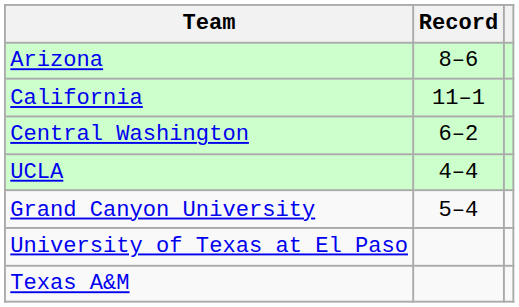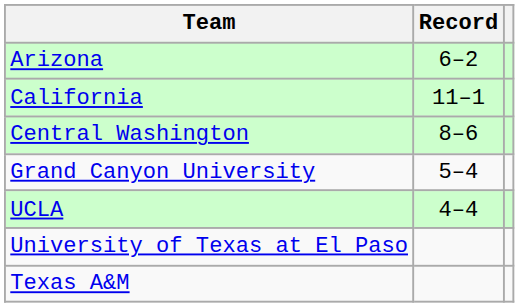(458, 60) 8–6 -> (458, 60) 6–2
(458, 135) 6–2 -> (458, 135) 8–6
rows swapped: (163, 209) <-> (37, 172)
